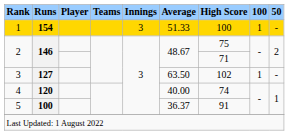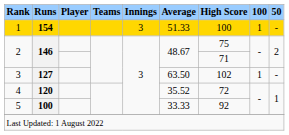(179, 91) 40.00 -> (179, 91) 35.52
(224, 91) 74 -> (224, 91) 72
(179, 106) 36.37 -> (179, 106) 33.33
(224, 106) 91 -> (224, 106) 92
